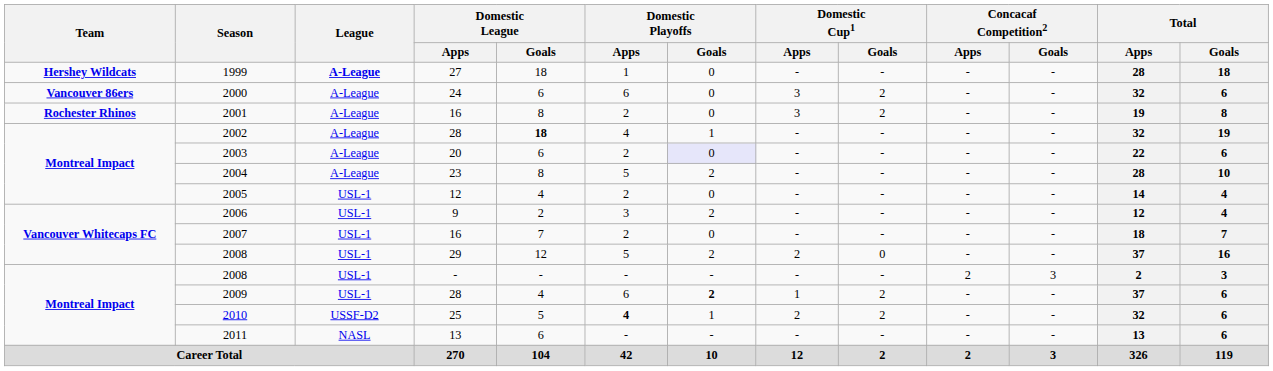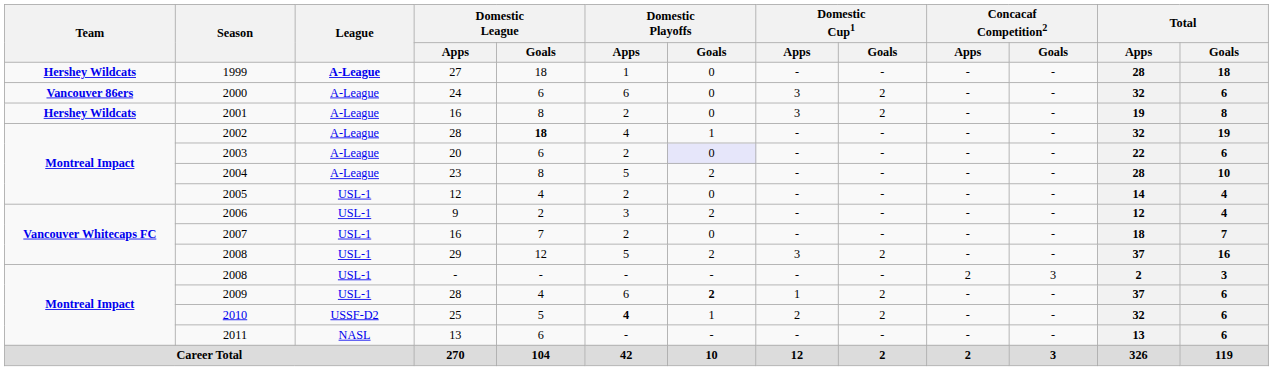(90, 113) Rochester Rhinos -> (90, 113) Hershey Wildcats
(797, 254) 2 -> (797, 254) 3
(882, 254) 0 -> (882, 254) 2
